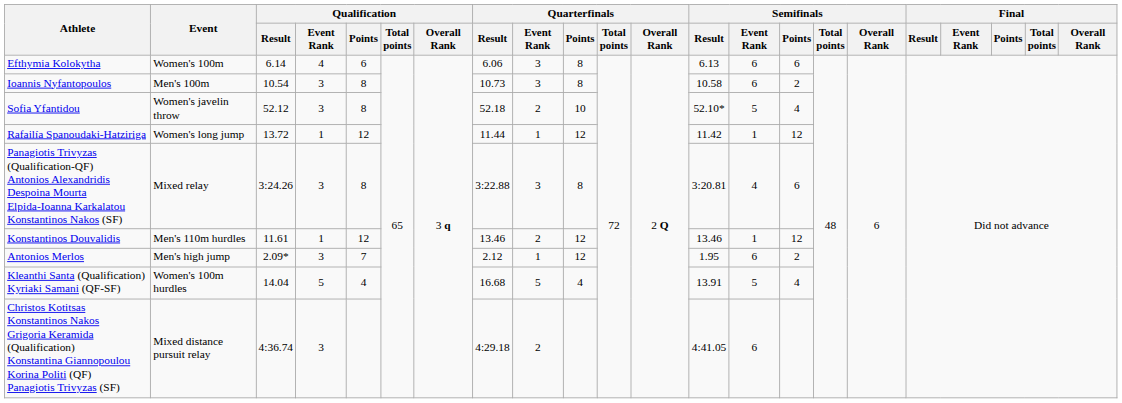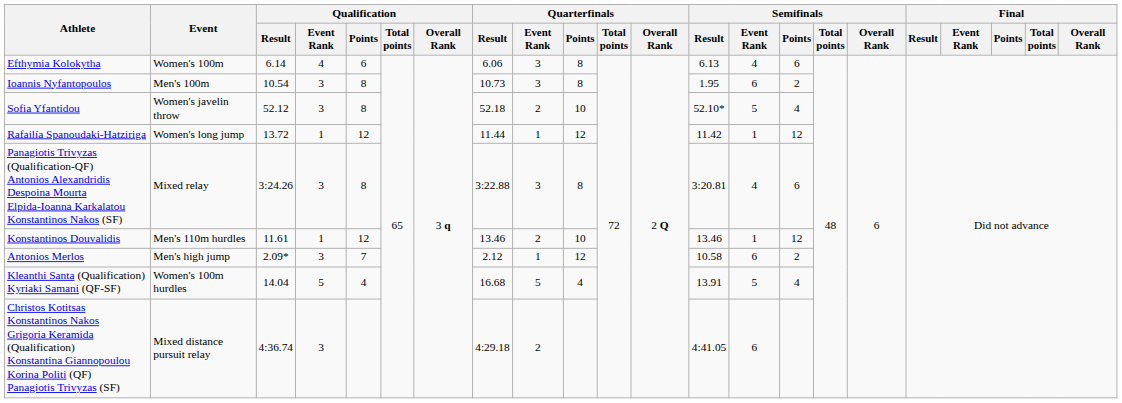(754, 64) 6 -> (754, 64) 4
(709, 83) 10.58 -> (709, 83) 1.95
(580, 238) 12 -> (580, 238) 10
(709, 257) 1.95 -> (709, 257) 10.58
